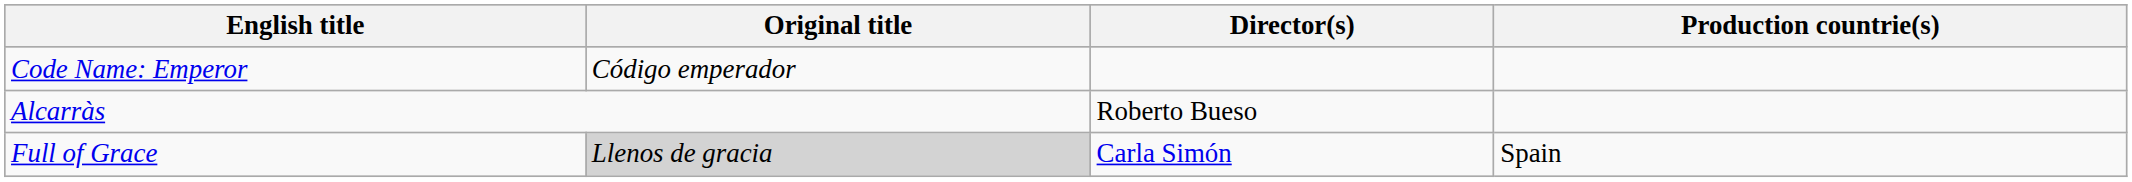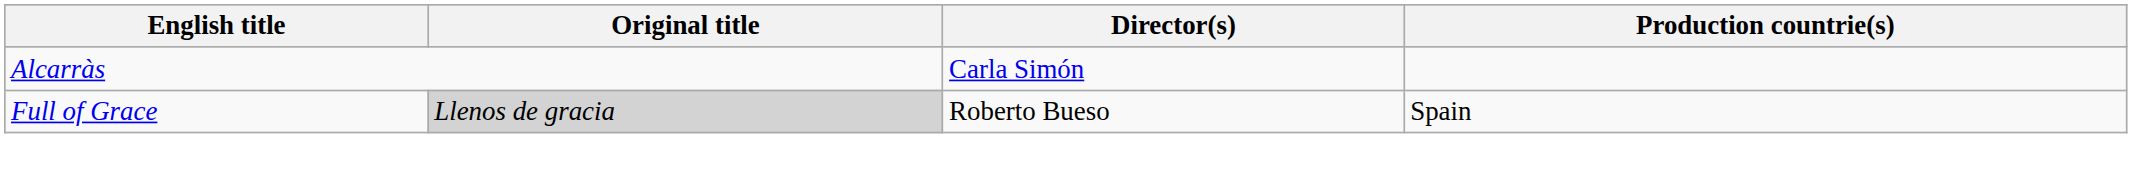- row: (129, 68)
(1177, 111) Roberto Bueso -> (1017, 68) Carla Simón
(1164, 153) Carla Simón -> (1029, 111) Roberto Bueso
